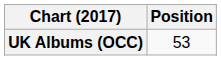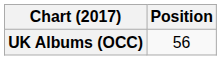(182, 42) 53 -> (182, 42) 56
